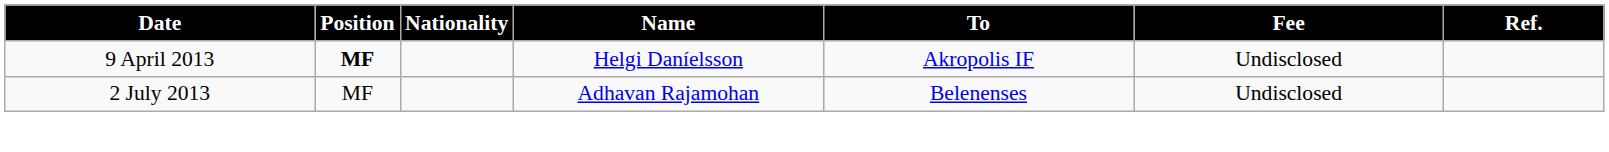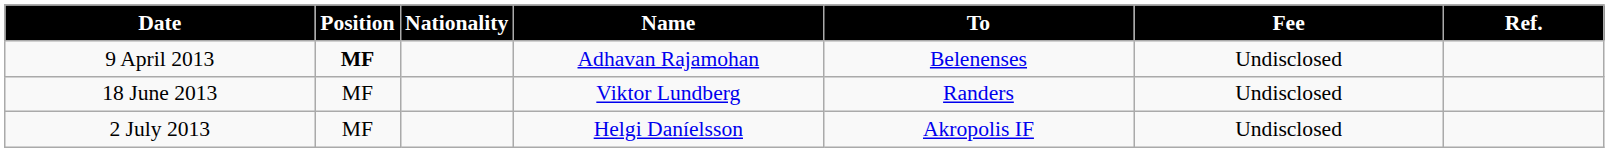(668, 58) Helgi Daníelsson -> (668, 58) Adhavan Rajamohan
(978, 58) Akropolis IF -> (978, 58) Belenenses
+ row: (160, 93)
(668, 93) Adhavan Rajamohan -> (668, 129) Helgi Daníelsson
(978, 93) Belenenses -> (978, 129) Akropolis IF
